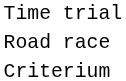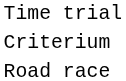rows swapped: (57, 72) <-> (57, 43)
